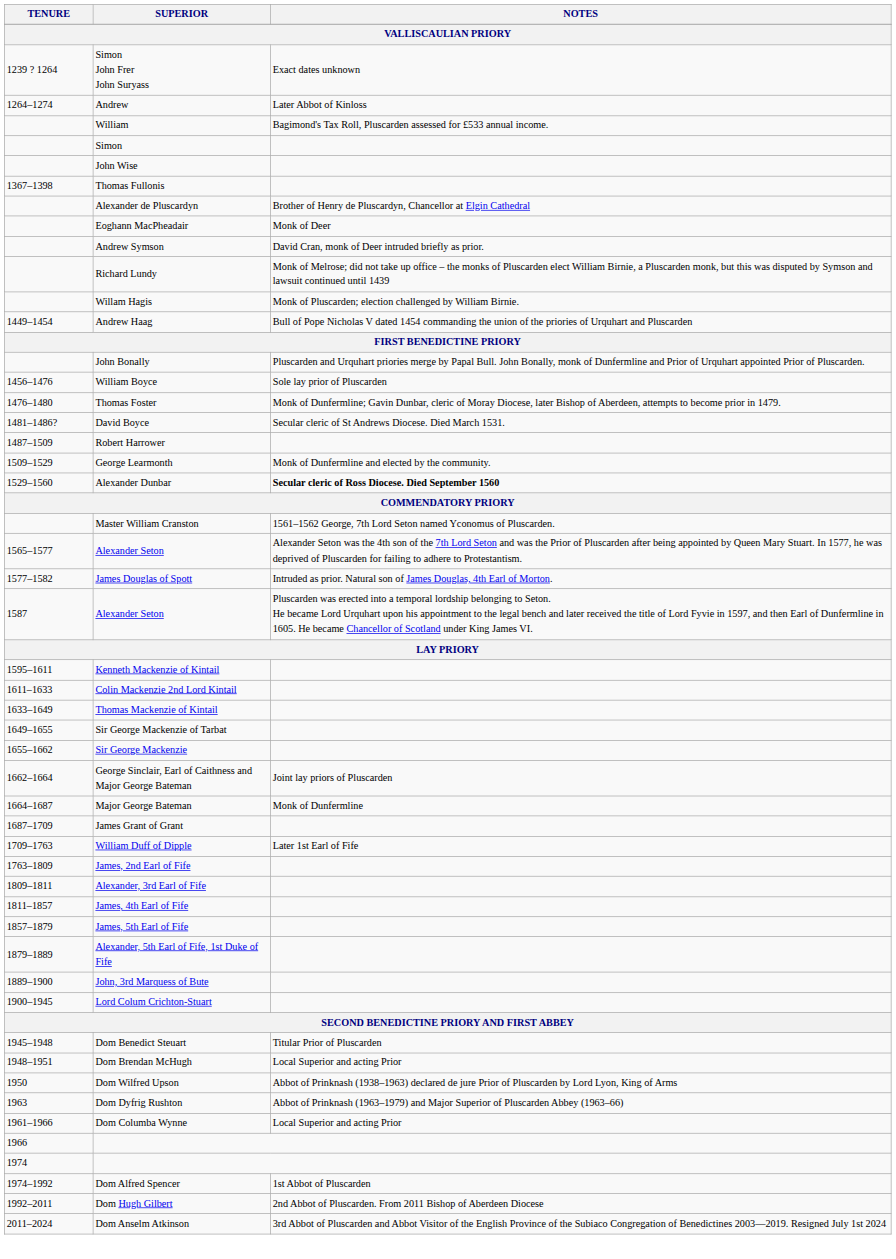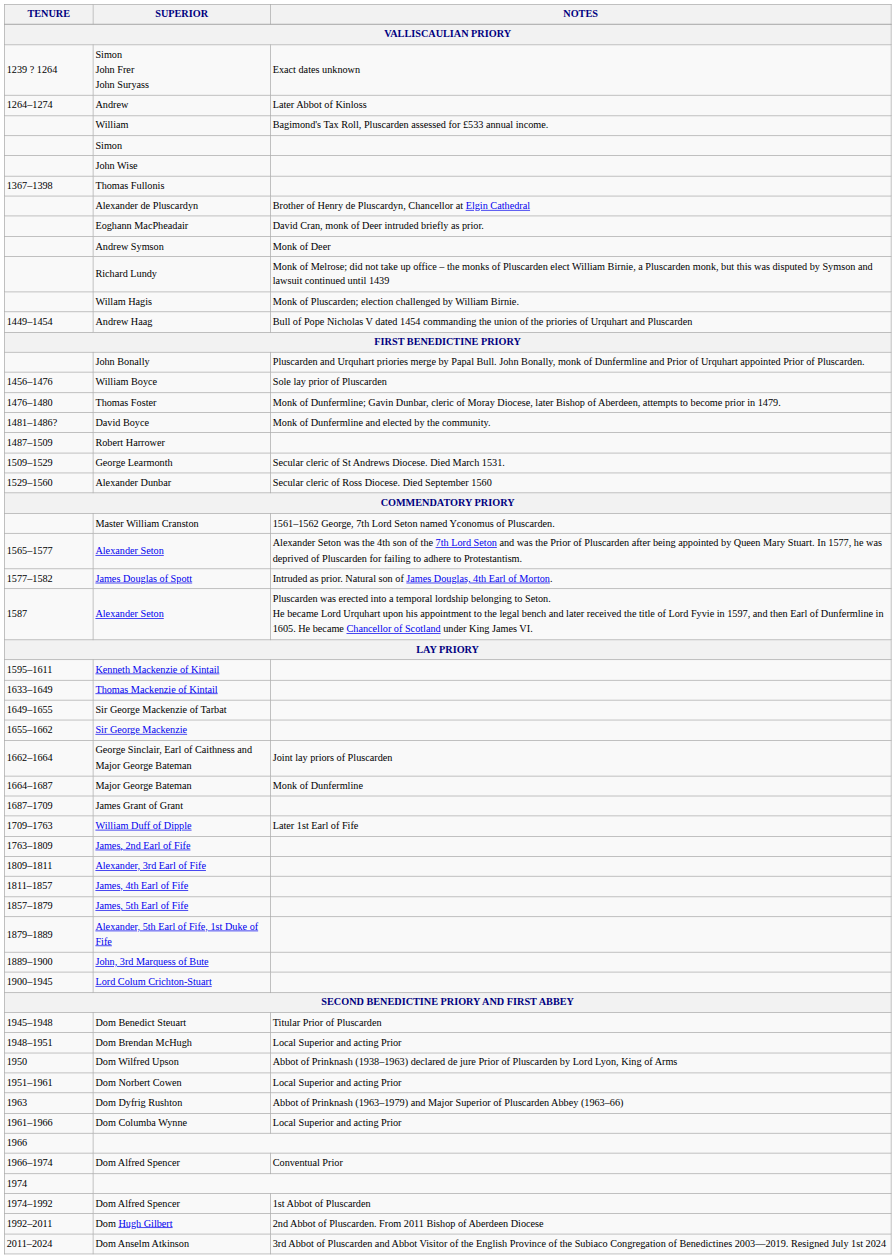(302, 226) Monk of Deer -> (378, 226) David Cran, monk of Deer intruded briefly as prior.
(378, 246) David Cran, monk of Deer intruded briefly as prior. -> (302, 246) Monk of Deer
(389, 422) Secular cleric of St Andrews Diocese. Died March 1531. -> (382, 422) Monk of Dunfermline and elected by the community.
(382, 463) Monk of Dunfermline and elected by the community. -> (389, 463) Secular cleric of St Andrews Diocese. Died March 1531.
(386, 483) bold -> (382, 483) normal
- row: (30, 690)
+ row: (30, 1083)
+ row: (30, 1163)
